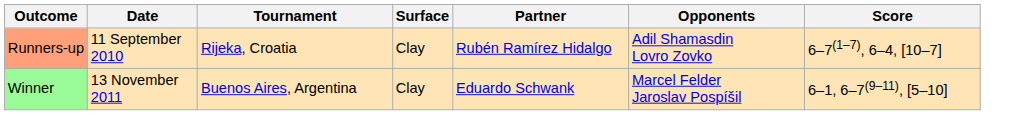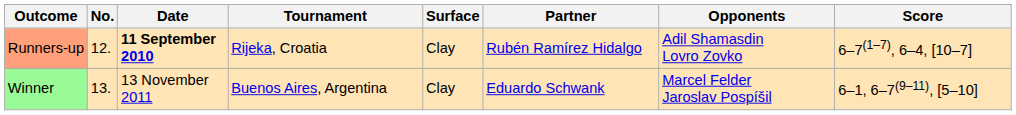+ column: (103, 15)
(136, 47) normal -> (168, 47) bold
